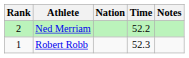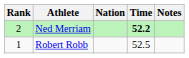(141, 28) normal -> (141, 28) bold
(141, 45) 52.3 -> (141, 45) 52.5
